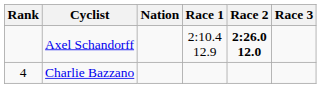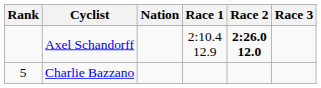(23, 72) 4 -> (23, 72) 5
